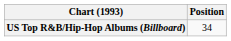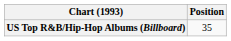(207, 28) 34 -> (207, 28) 35
